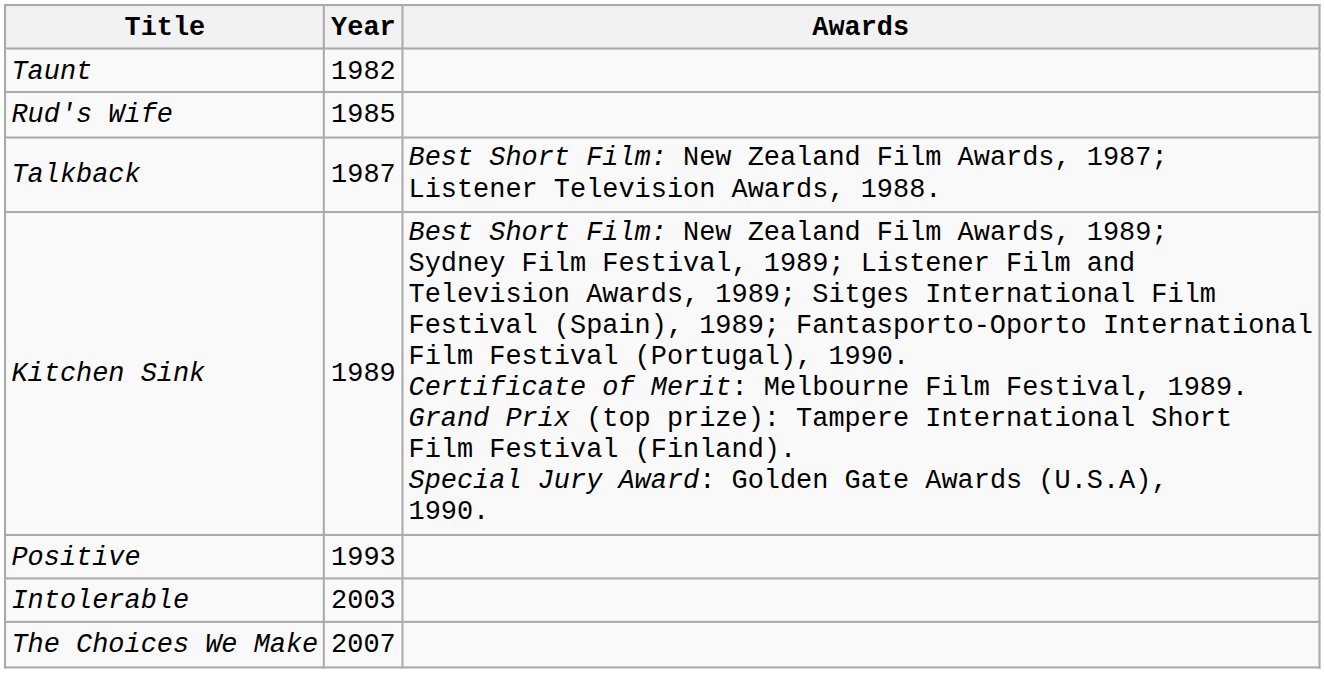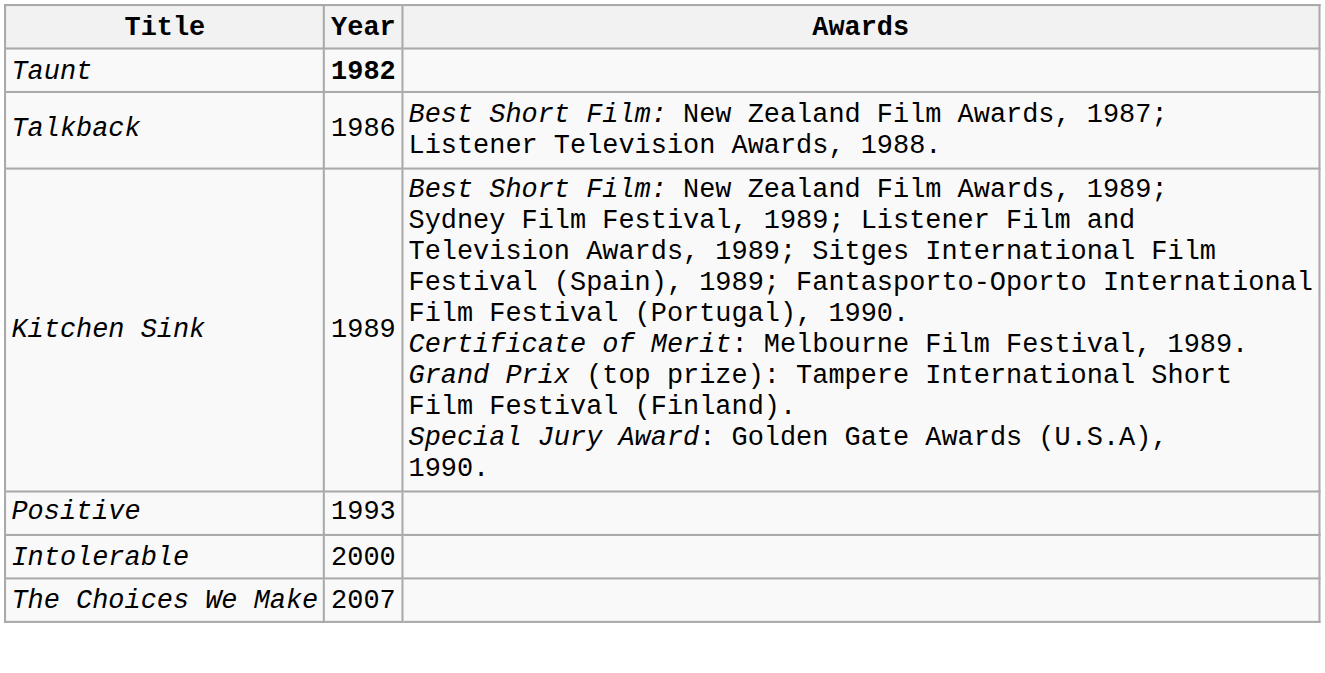(363, 71) normal -> (363, 71) bold
- row: (92, 115)
(363, 174) 1987 -> (363, 130) 1986
(363, 601) 2003 -> (363, 557) 2000
